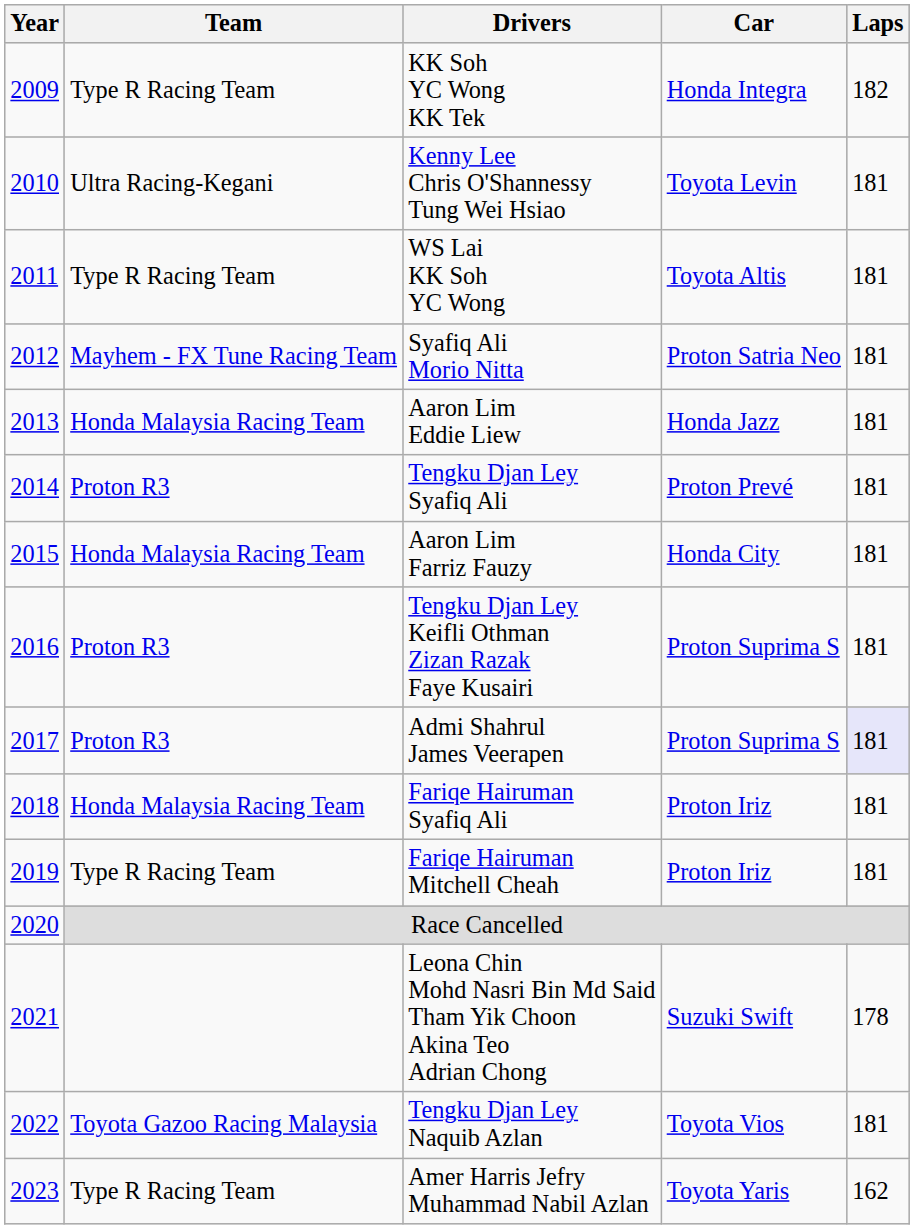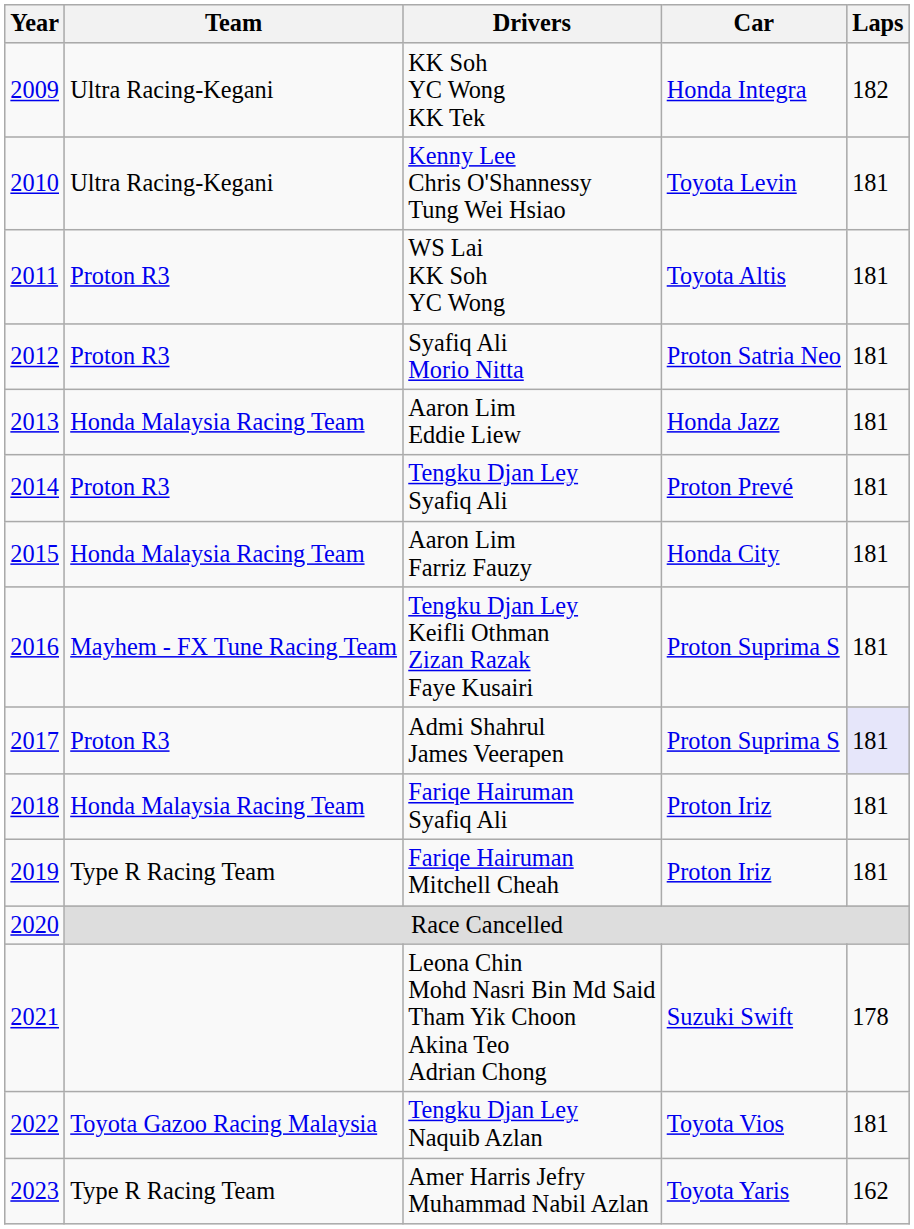(173, 89) Type R Racing Team -> (172, 89) Ultra Racing-Kegani
(173, 276) Type R Racing Team -> (120, 276) Proton R3
(234, 355) Mayhem - FX Tune Racing Team -> (120, 355) Proton R3
(120, 646) Proton R3 -> (234, 646) Mayhem - FX Tune Racing Team
